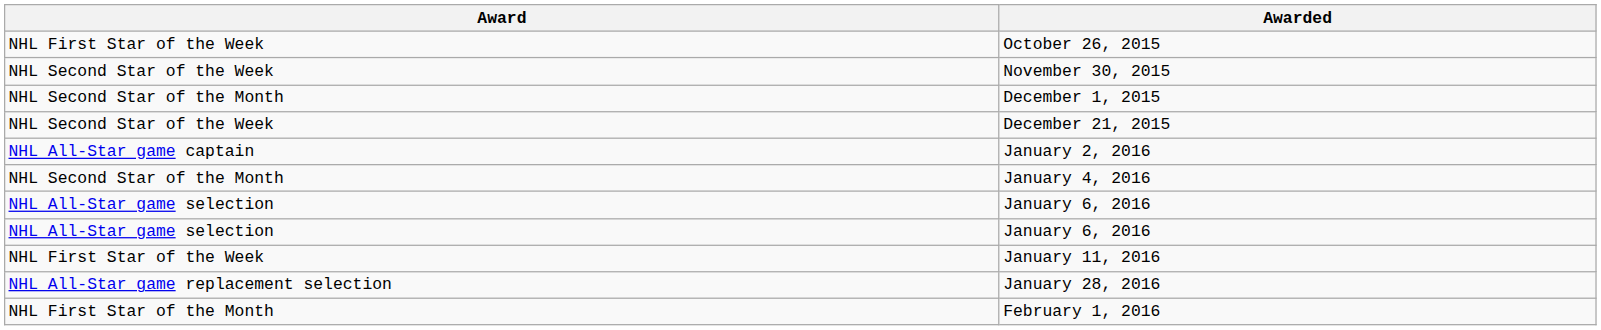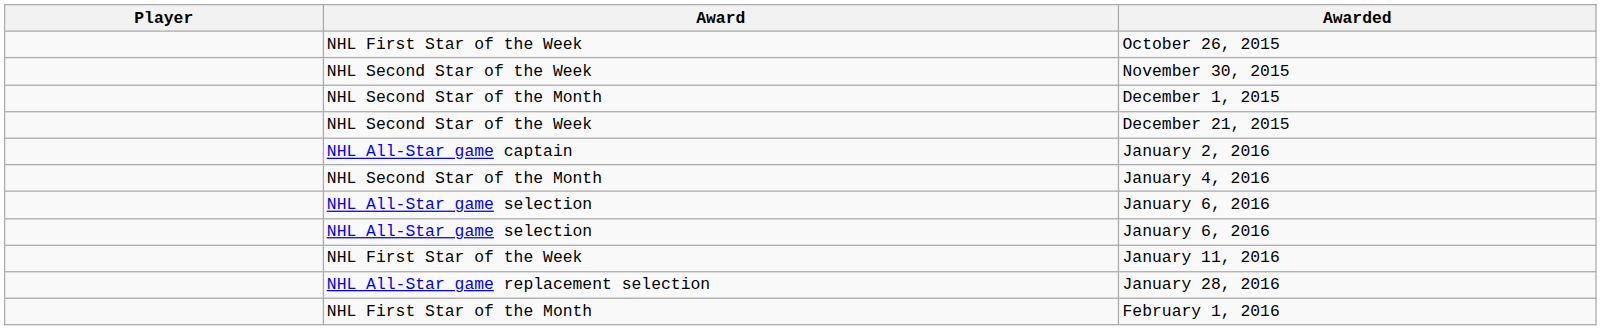+ column: (164, 18)
